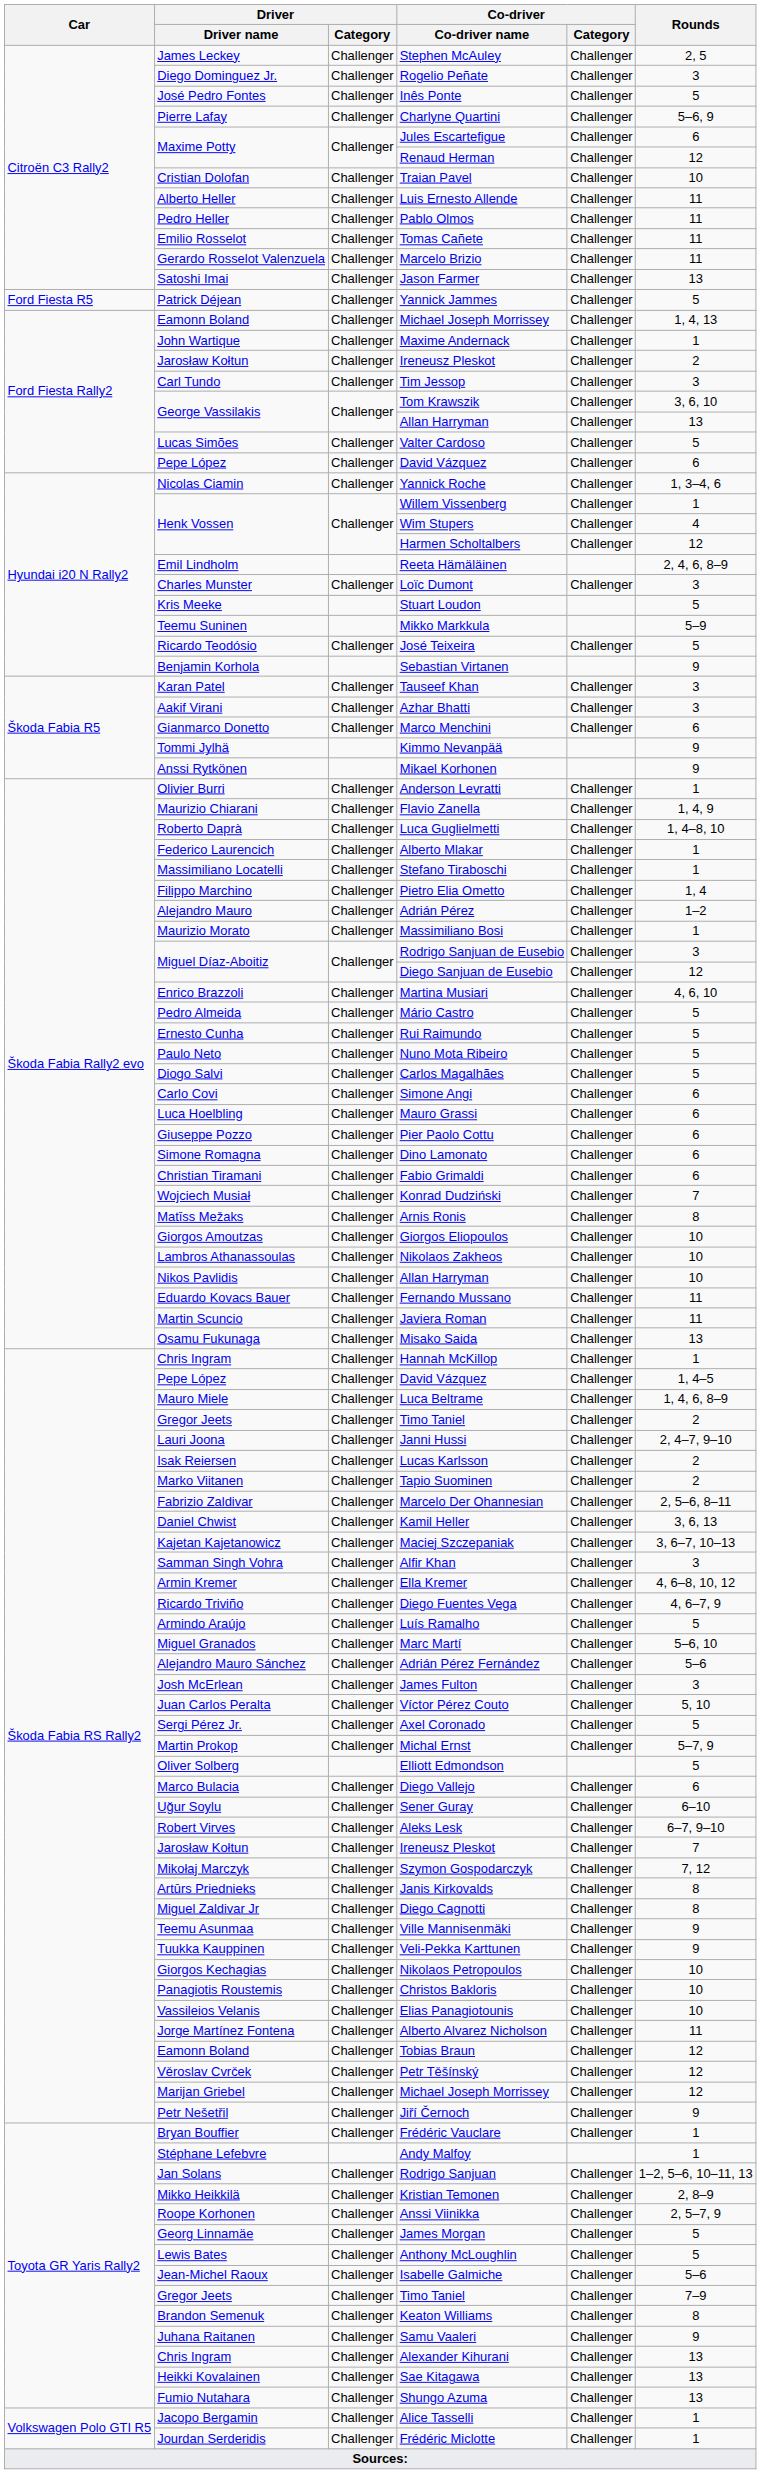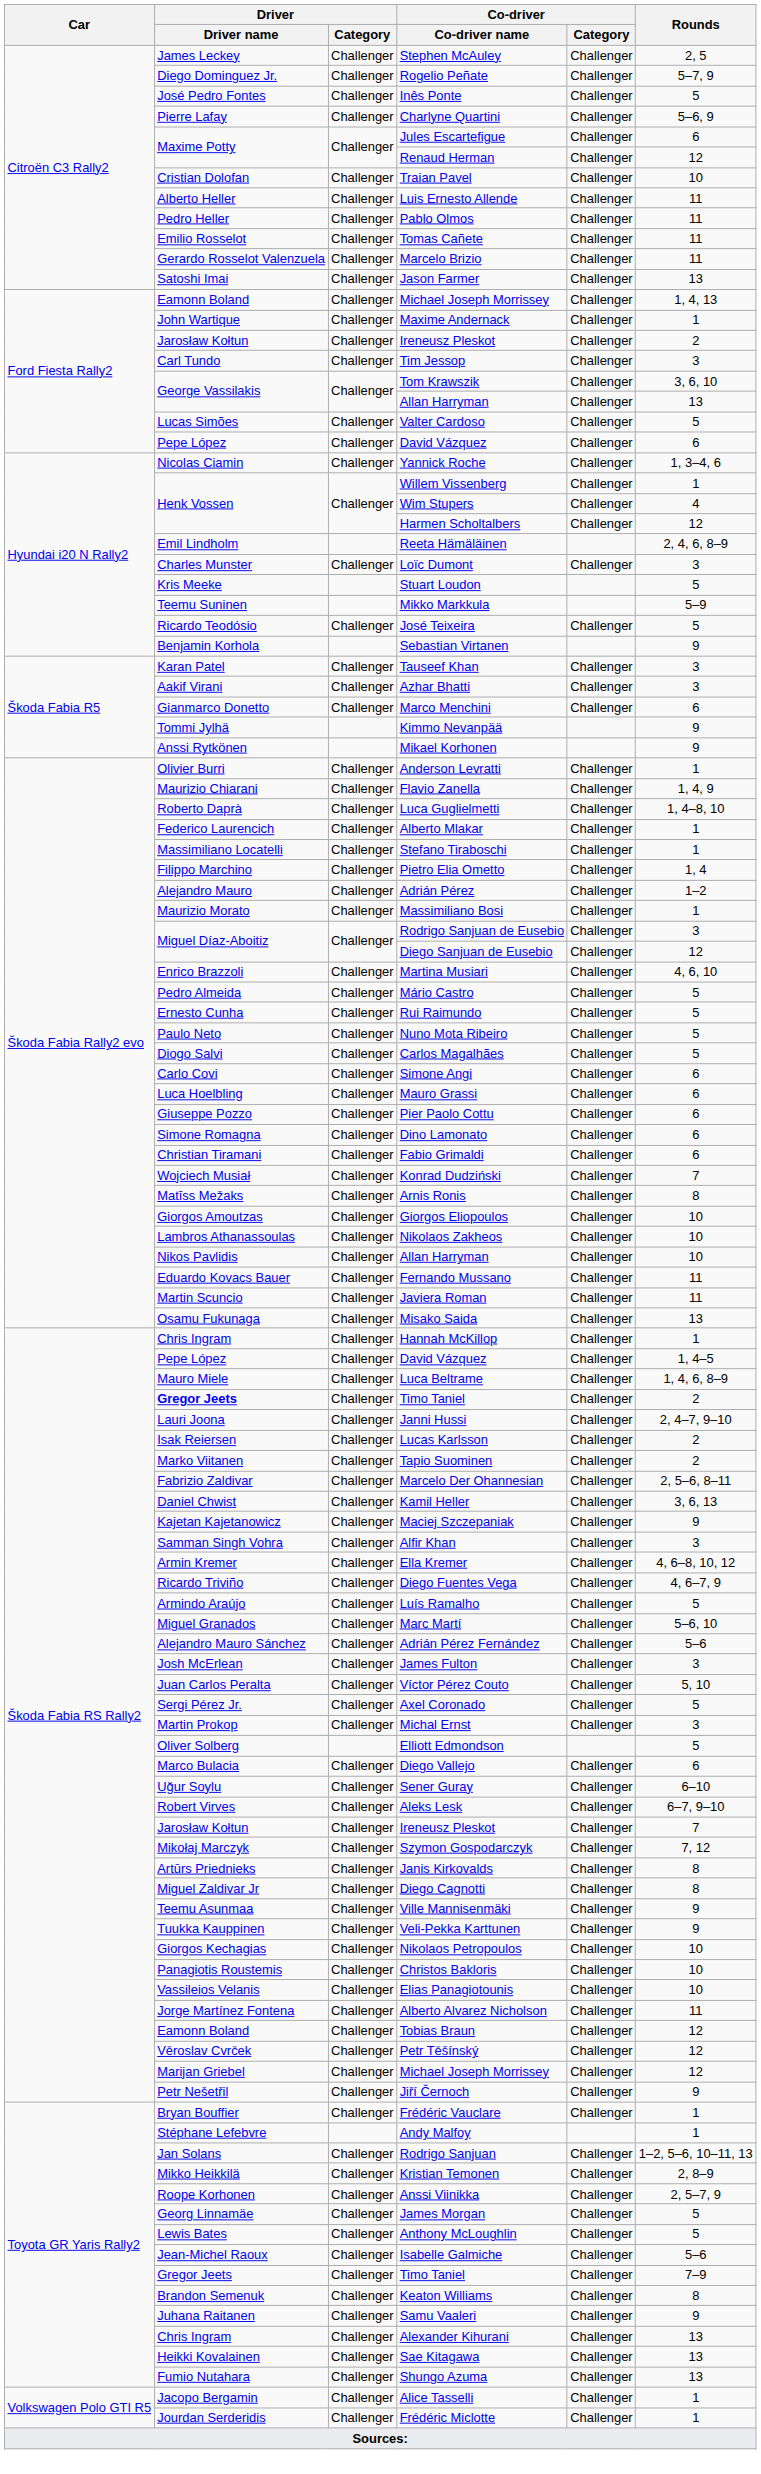(696, 75) 3 -> (696, 75) 5–7, 9
- row: (50, 299)
(195, 1419) normal -> (197, 1399) bold
(696, 1542) 3, 6–7, 10–13 -> (696, 1521) 9
(696, 1745) 5–7, 9 -> (696, 1725) 3
